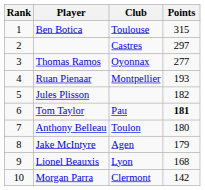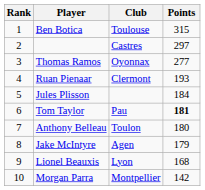(136, 78) Montpellier -> (131, 78) Clermont
(182, 95) 182 -> (182, 95) 184
(131, 177) Clermont -> (136, 177) Montpellier
